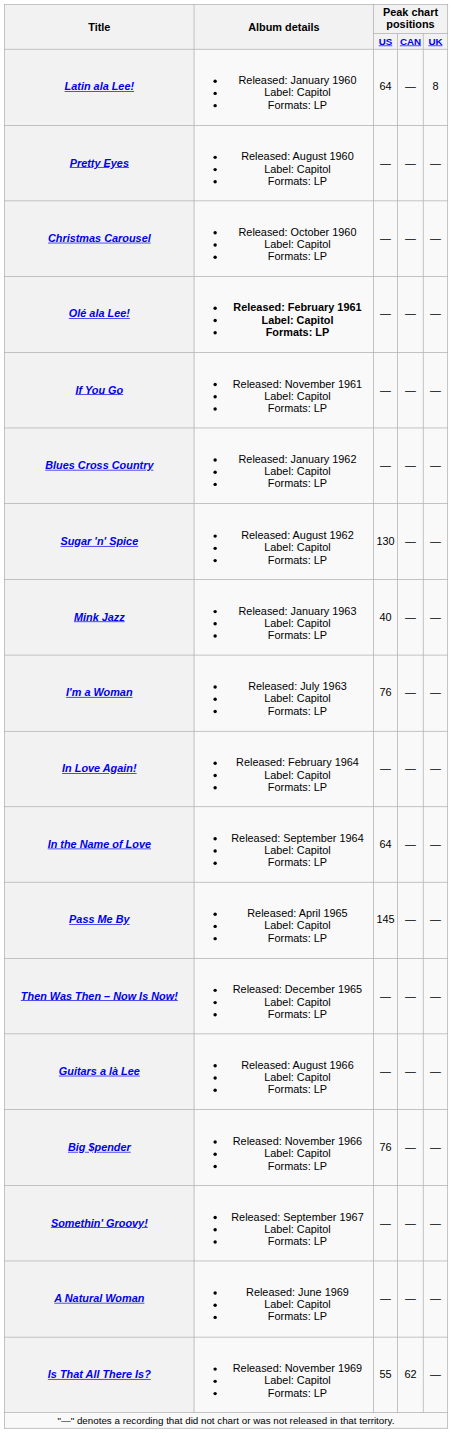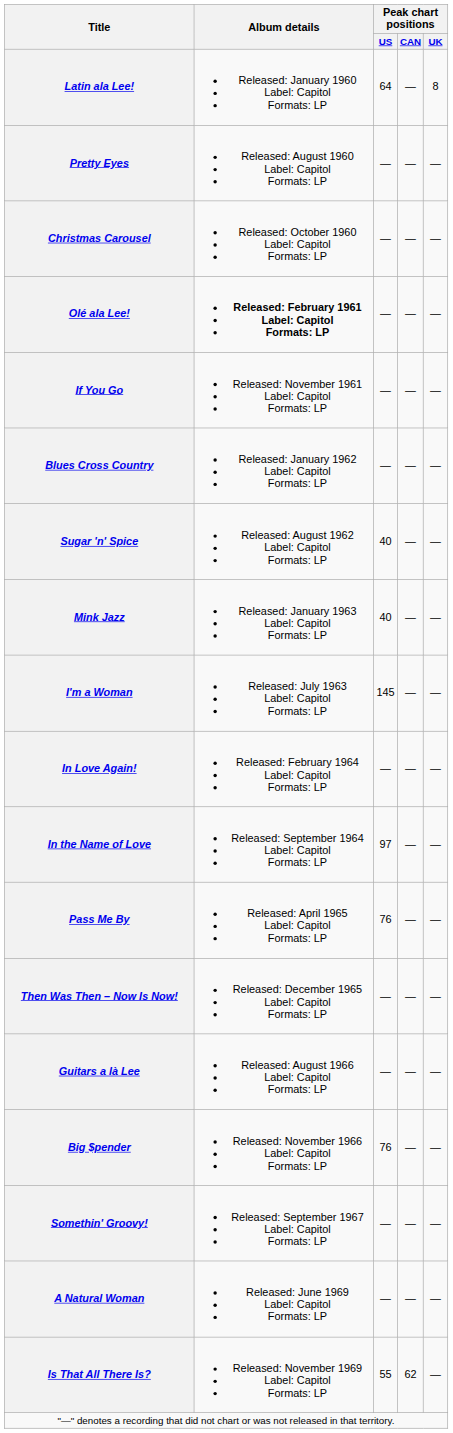(385, 541) 130 -> (385, 541) 40
(385, 693) 76 -> (385, 693) 145
(385, 844) 64 -> (385, 844) 97
(385, 920) 145 -> (385, 920) 76
